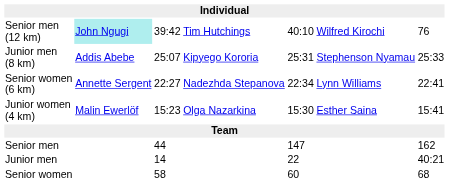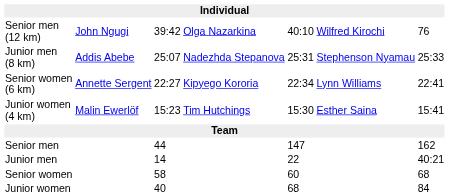(102, 31) paleturquoise background -> (102, 31) no background
(217, 31) Tim Hutchings -> (220, 31) Olga Nazarkina
(221, 57) Kipyego Kororia -> (234, 57) Nadezhda Stepanova
(234, 84) Nadezhda Stepanova -> (221, 84) Kipyego Kororia
(220, 110) Olga Nazarkina -> (217, 110) Tim Hutchings
+ row: (38, 189)
